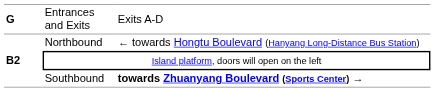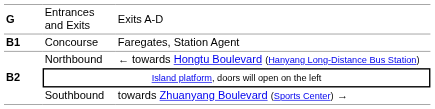+ row: (71, 42)
(241, 78) bold -> (233, 95) normal
